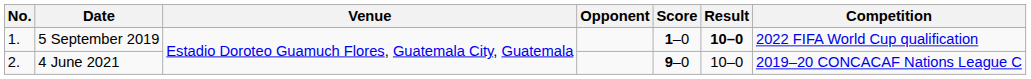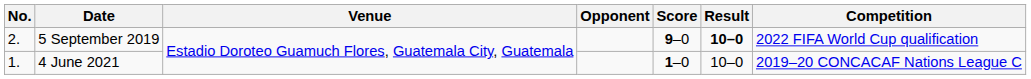(14, 39) 1. -> (14, 39) 2.
(677, 39) 1–0 -> (677, 39) 9–0
(14, 62) 2. -> (14, 62) 1.
(677, 62) 9–0 -> (677, 62) 1–0
